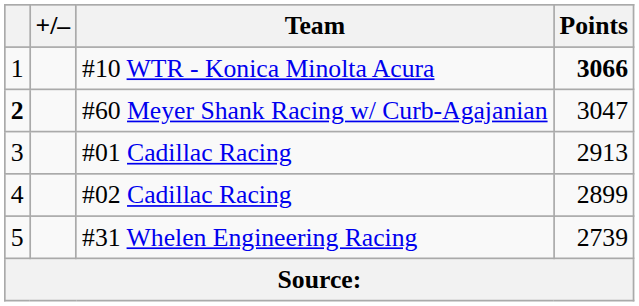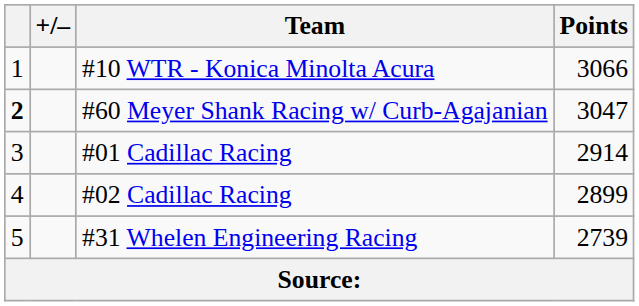(602, 68) bold -> (602, 68) normal
(602, 152) 2913 -> (602, 152) 2914
